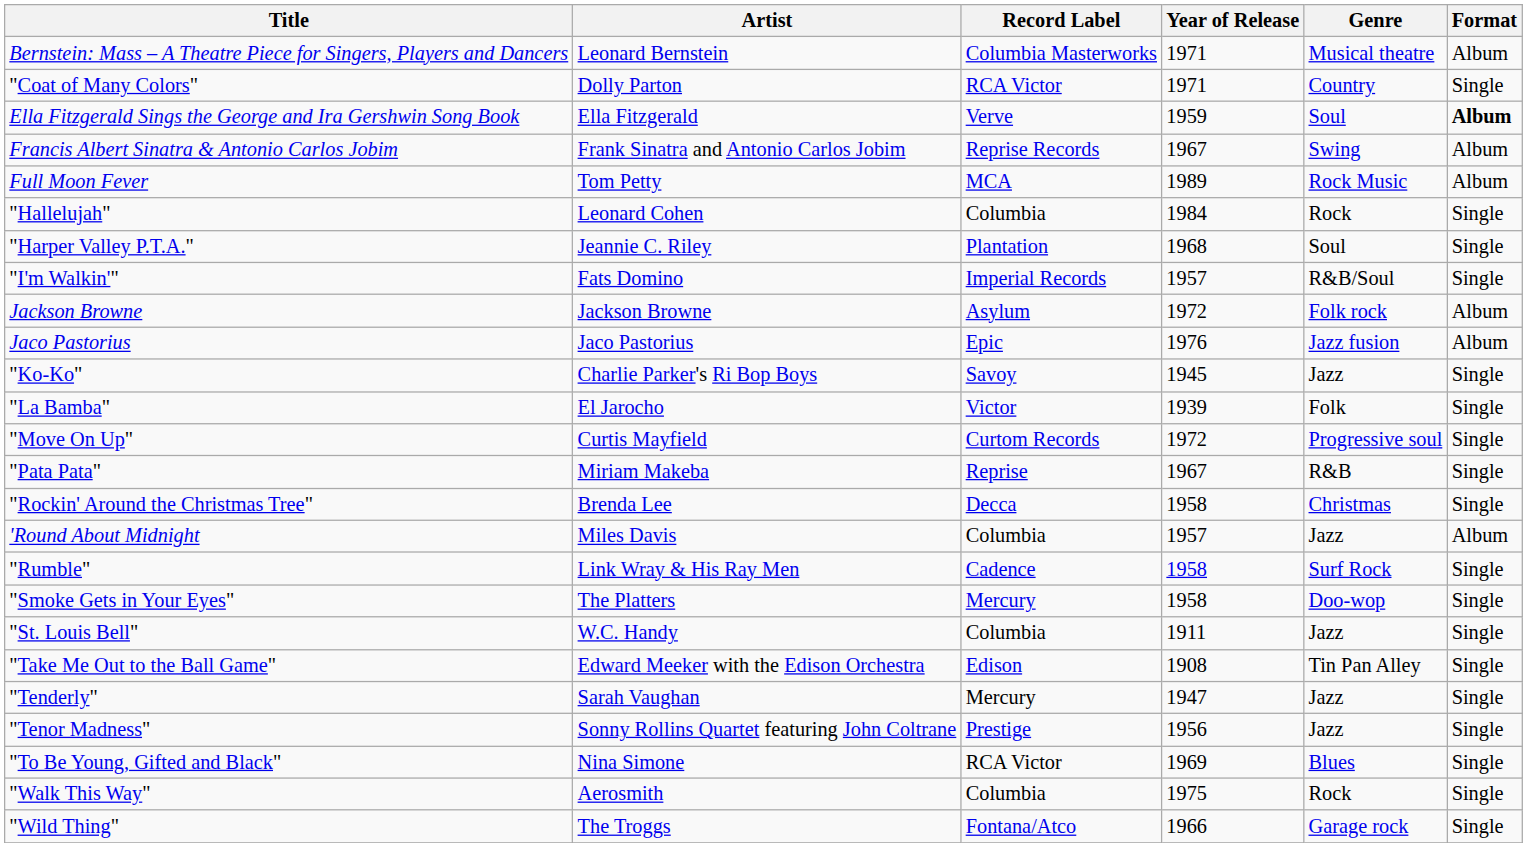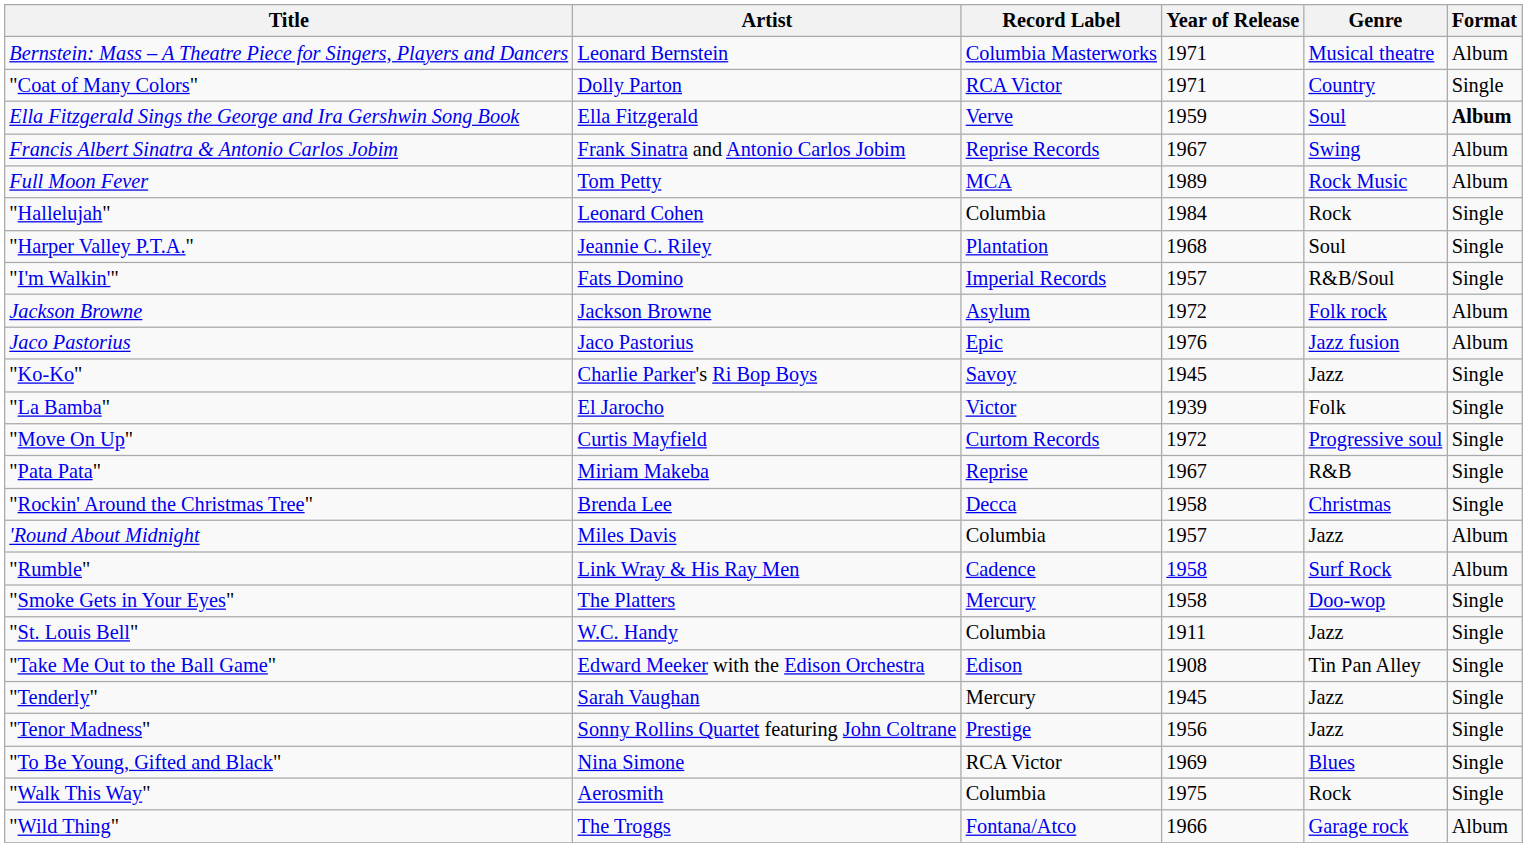(1478, 568) Single -> (1480, 568) Album
(1187, 697) 1947 -> (1187, 697) 1945
(1478, 826) Single -> (1480, 826) Album
